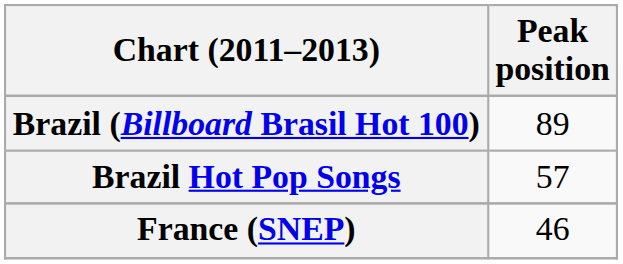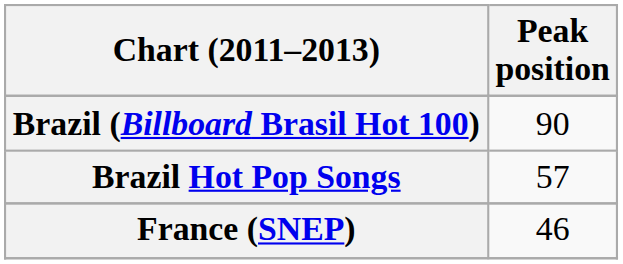(553, 122) 89 -> (553, 122) 90
